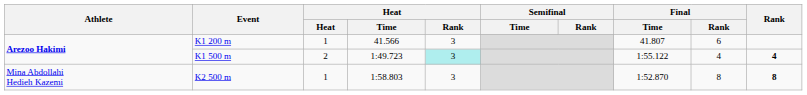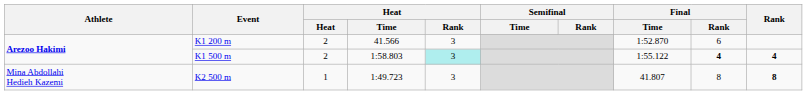(326, 42) 1 -> (326, 42) 2
(652, 42) 41.807 -> (652, 42) 1:52.870
(387, 57) 1:49.723 -> (387, 57) 1:58.803
(719, 57) normal -> (719, 57) bold
(387, 77) 1:58.803 -> (387, 77) 1:49.723
(652, 77) 1:52.870 -> (652, 77) 41.807
